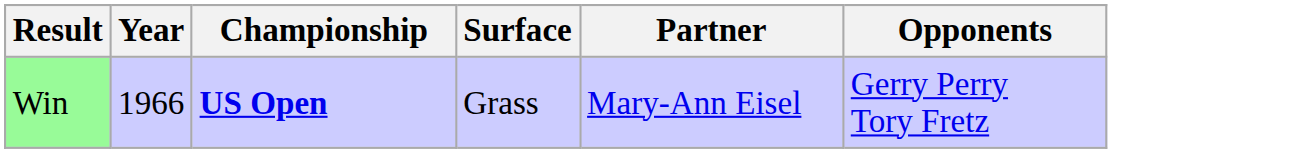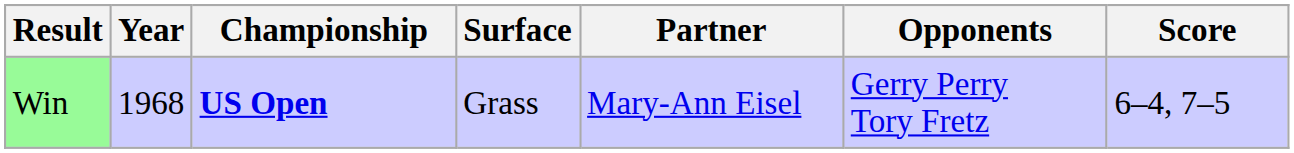+ column: (1197, 30)
(151, 101) 1966 -> (151, 101) 1968
